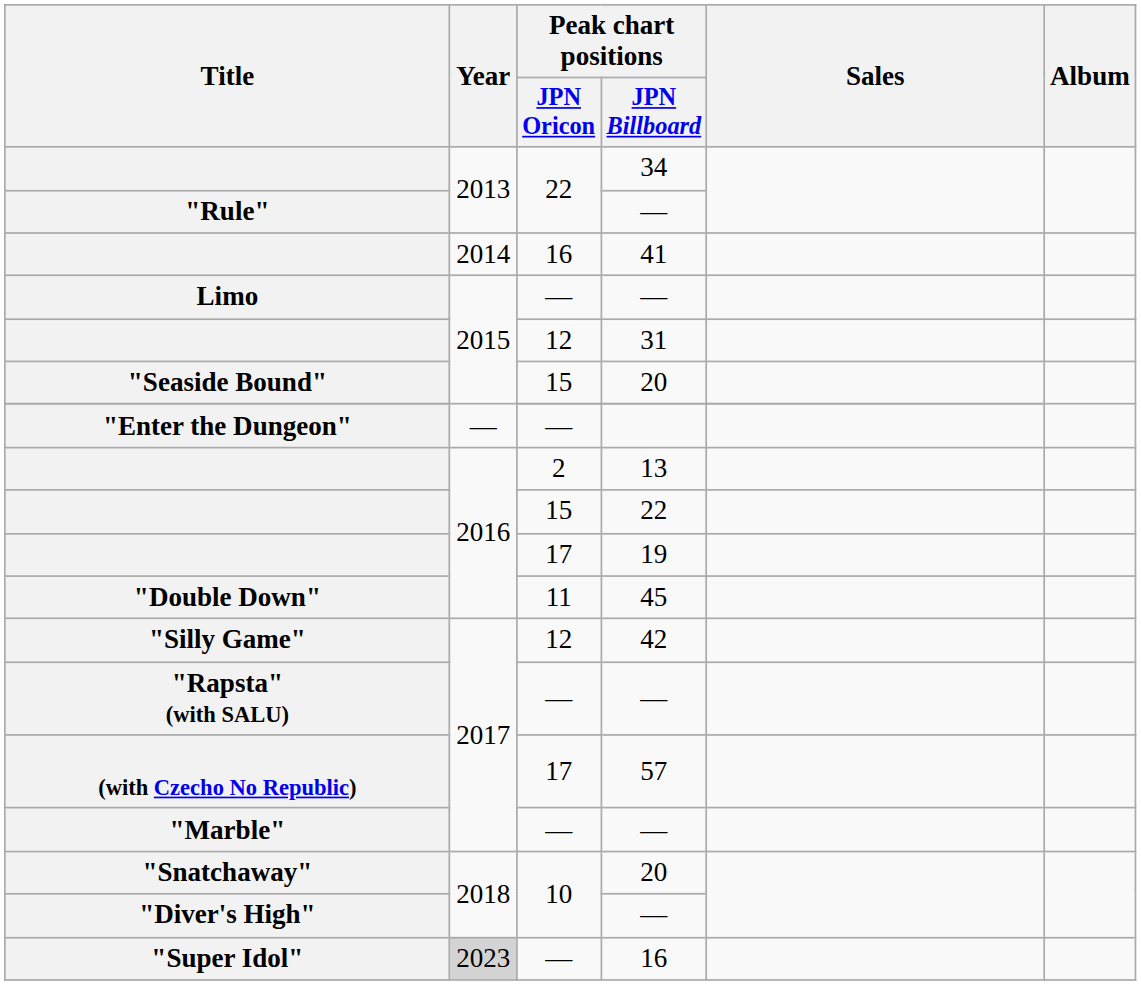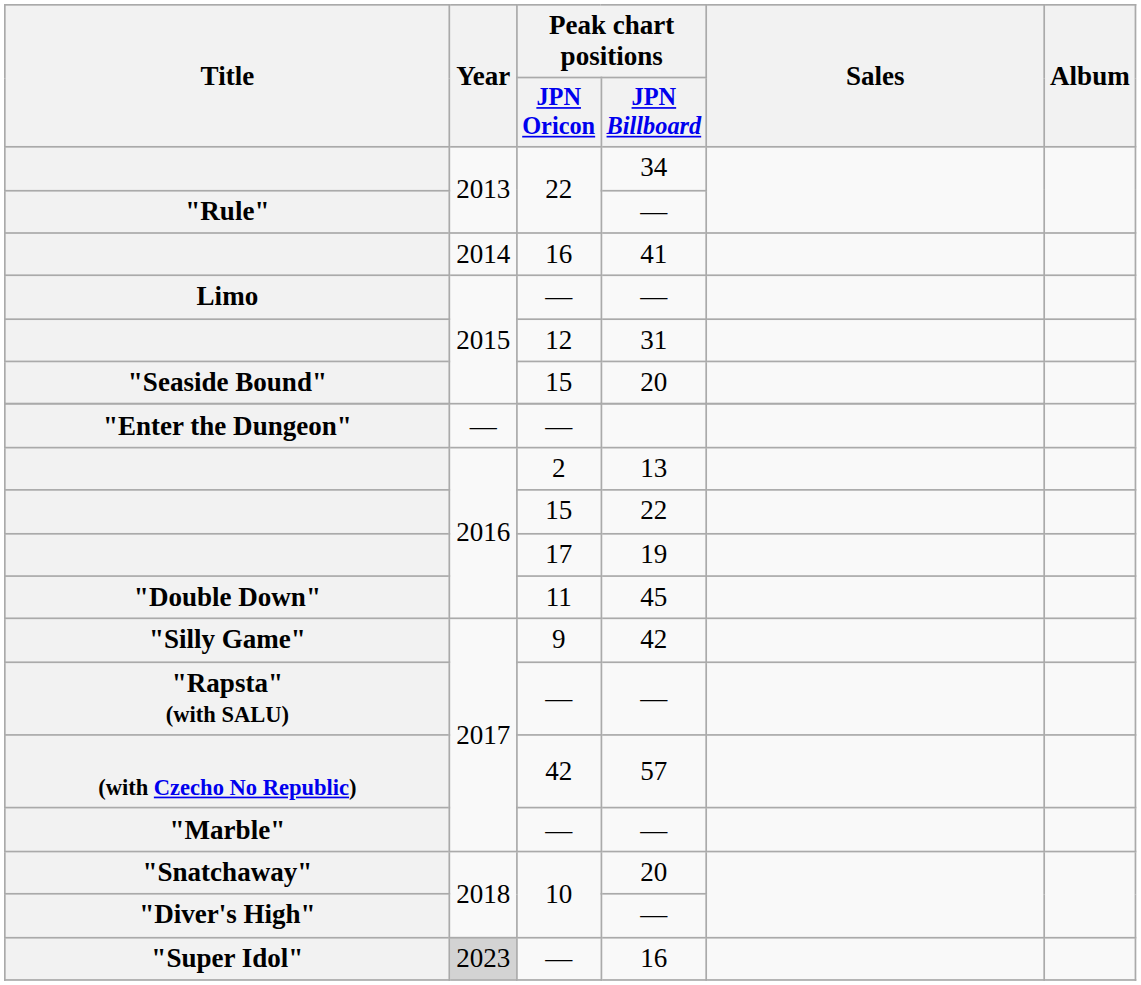(559, 639) 12 -> (559, 639) 9
(559, 771) 17 -> (559, 771) 42
